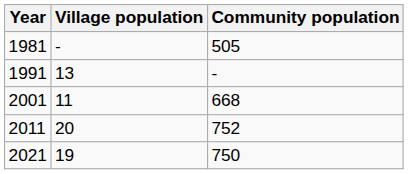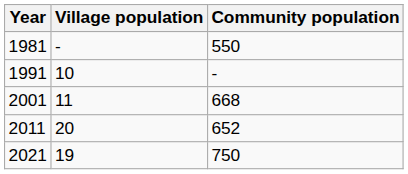(226, 45) 505 -> (226, 45) 550
(65, 73) 13 -> (65, 73) 10
(226, 127) 752 -> (226, 127) 652
